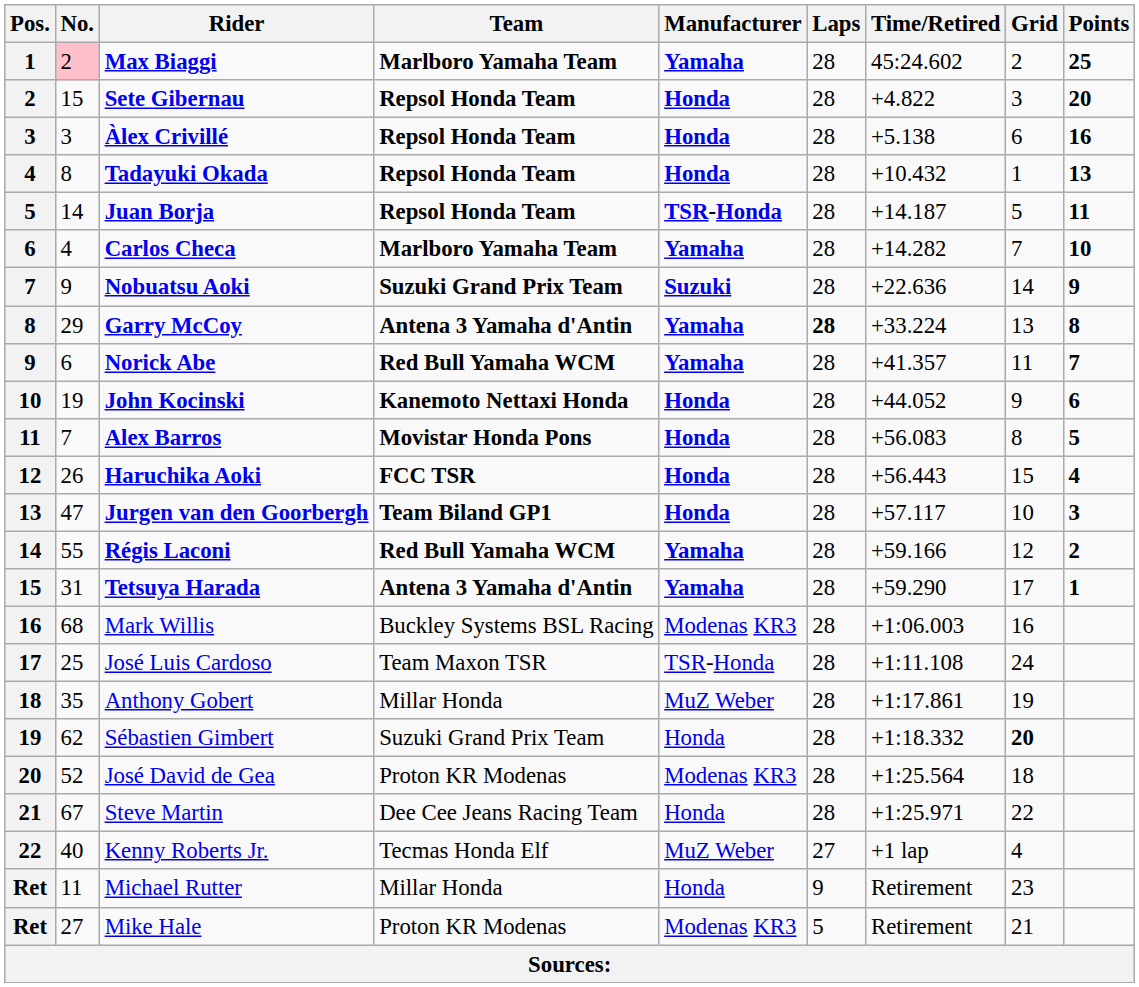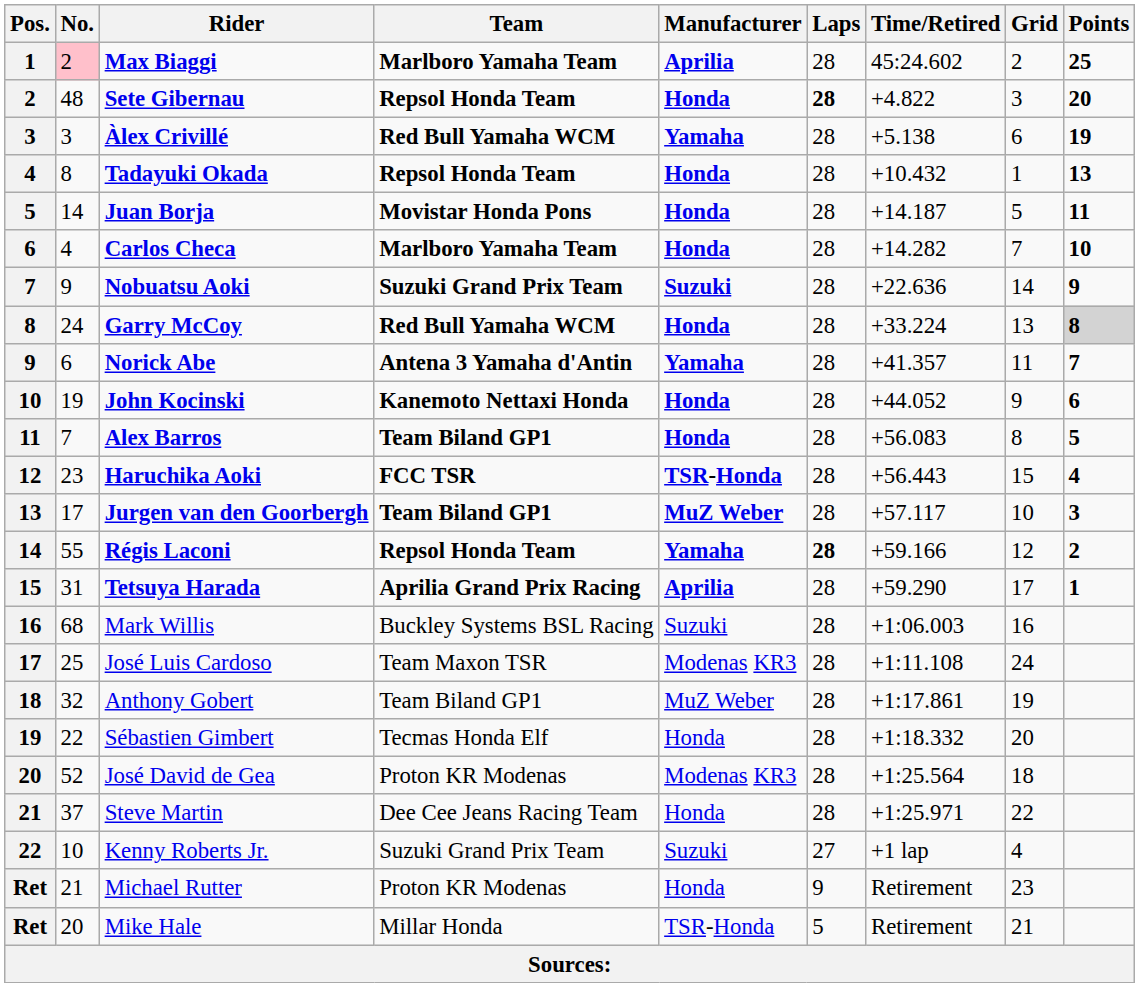(704, 61) Yamaha -> (699, 61) Aprilia
(72, 98) 15 -> (72, 98) 48
(824, 98) normal -> (824, 98) bold
(477, 136) Repsol Honda Team -> (497, 136) Red Bull Yamaha WCM
(697, 136) Honda -> (704, 136) Yamaha
(1080, 136) 16 -> (1080, 136) 19
(477, 211) Repsol Honda Team -> (485, 211) Movistar Honda Pons
(723, 211) TSR-Honda -> (697, 211) Honda
(704, 249) Yamaha -> (697, 249) Honda
(72, 324) 29 -> (72, 324) 24
(506, 324) Antena 3 Yamaha d'Antin -> (497, 324) Red Bull Yamaha WCM
(704, 324) Yamaha -> (697, 324) Honda
(824, 324) bold -> (824, 324) normal
(1074, 324) no background -> (1074, 324) lightgrey background
(497, 361) Red Bull Yamaha WCM -> (506, 361) Antena 3 Yamaha d'Antin
(485, 437) Movistar Honda Pons -> (465, 437) Team Biland GP1
(72, 474) 26 -> (72, 474) 23
(697, 474) Honda -> (723, 474) TSR-Honda
(72, 512) 47 -> (72, 512) 17
(697, 512) Honda -> (724, 512) MuZ Weber
(497, 549) Red Bull Yamaha WCM -> (477, 549) Repsol Honda Team
(824, 549) normal -> (824, 549) bold
(506, 587) Antena 3 Yamaha d'Antin -> (510, 587) Aprilia Grand Prix Racing
(704, 587) Yamaha -> (699, 587) Aprilia
(730, 624) Modenas KR3 -> (696, 624) Suzuki
(719, 662) TSR-Honda -> (730, 662) Modenas KR3
(72, 700) 35 -> (72, 700) 32
(441, 700) Millar Honda -> (461, 700) Team Biland GP1
(72, 737) 62 -> (72, 737) 22
(492, 737) Suzuki Grand Prix Team -> (464, 737) Tecmas Honda Elf
(1022, 737) bold -> (1022, 737) normal
(72, 812) 67 -> (72, 812) 37
(72, 850) 40 -> (72, 850) 10
(464, 850) Tecmas Honda Elf -> (492, 850) Suzuki Grand Prix Team
(719, 850) MuZ Weber -> (696, 850) Suzuki
(71, 888) 11 -> (72, 888) 21
(441, 888) Millar Honda -> (473, 888) Proton KR Modenas
(72, 925) 27 -> (72, 925) 20
(473, 925) Proton KR Modenas -> (441, 925) Millar Honda
(730, 925) Modenas KR3 -> (719, 925) TSR-Honda
